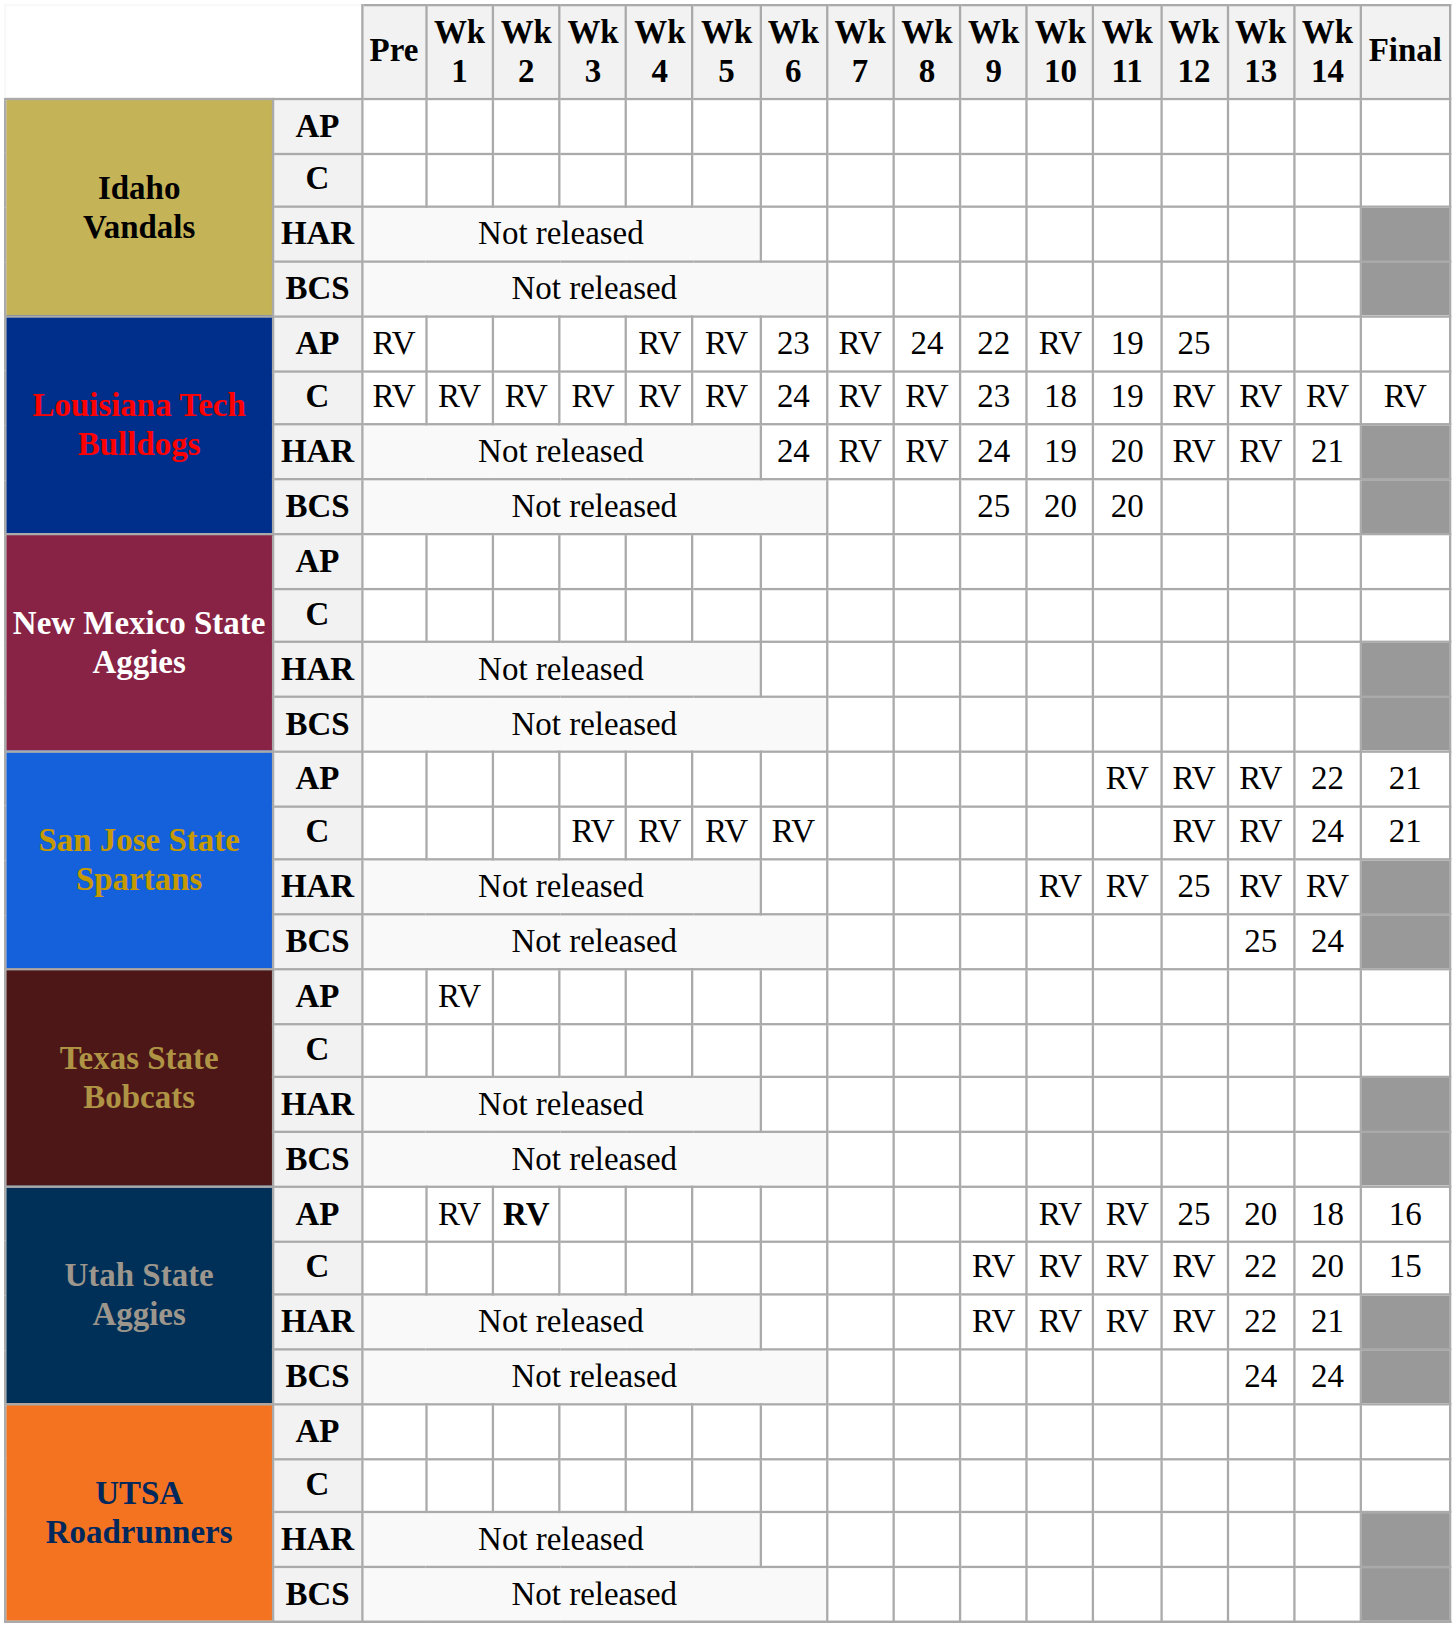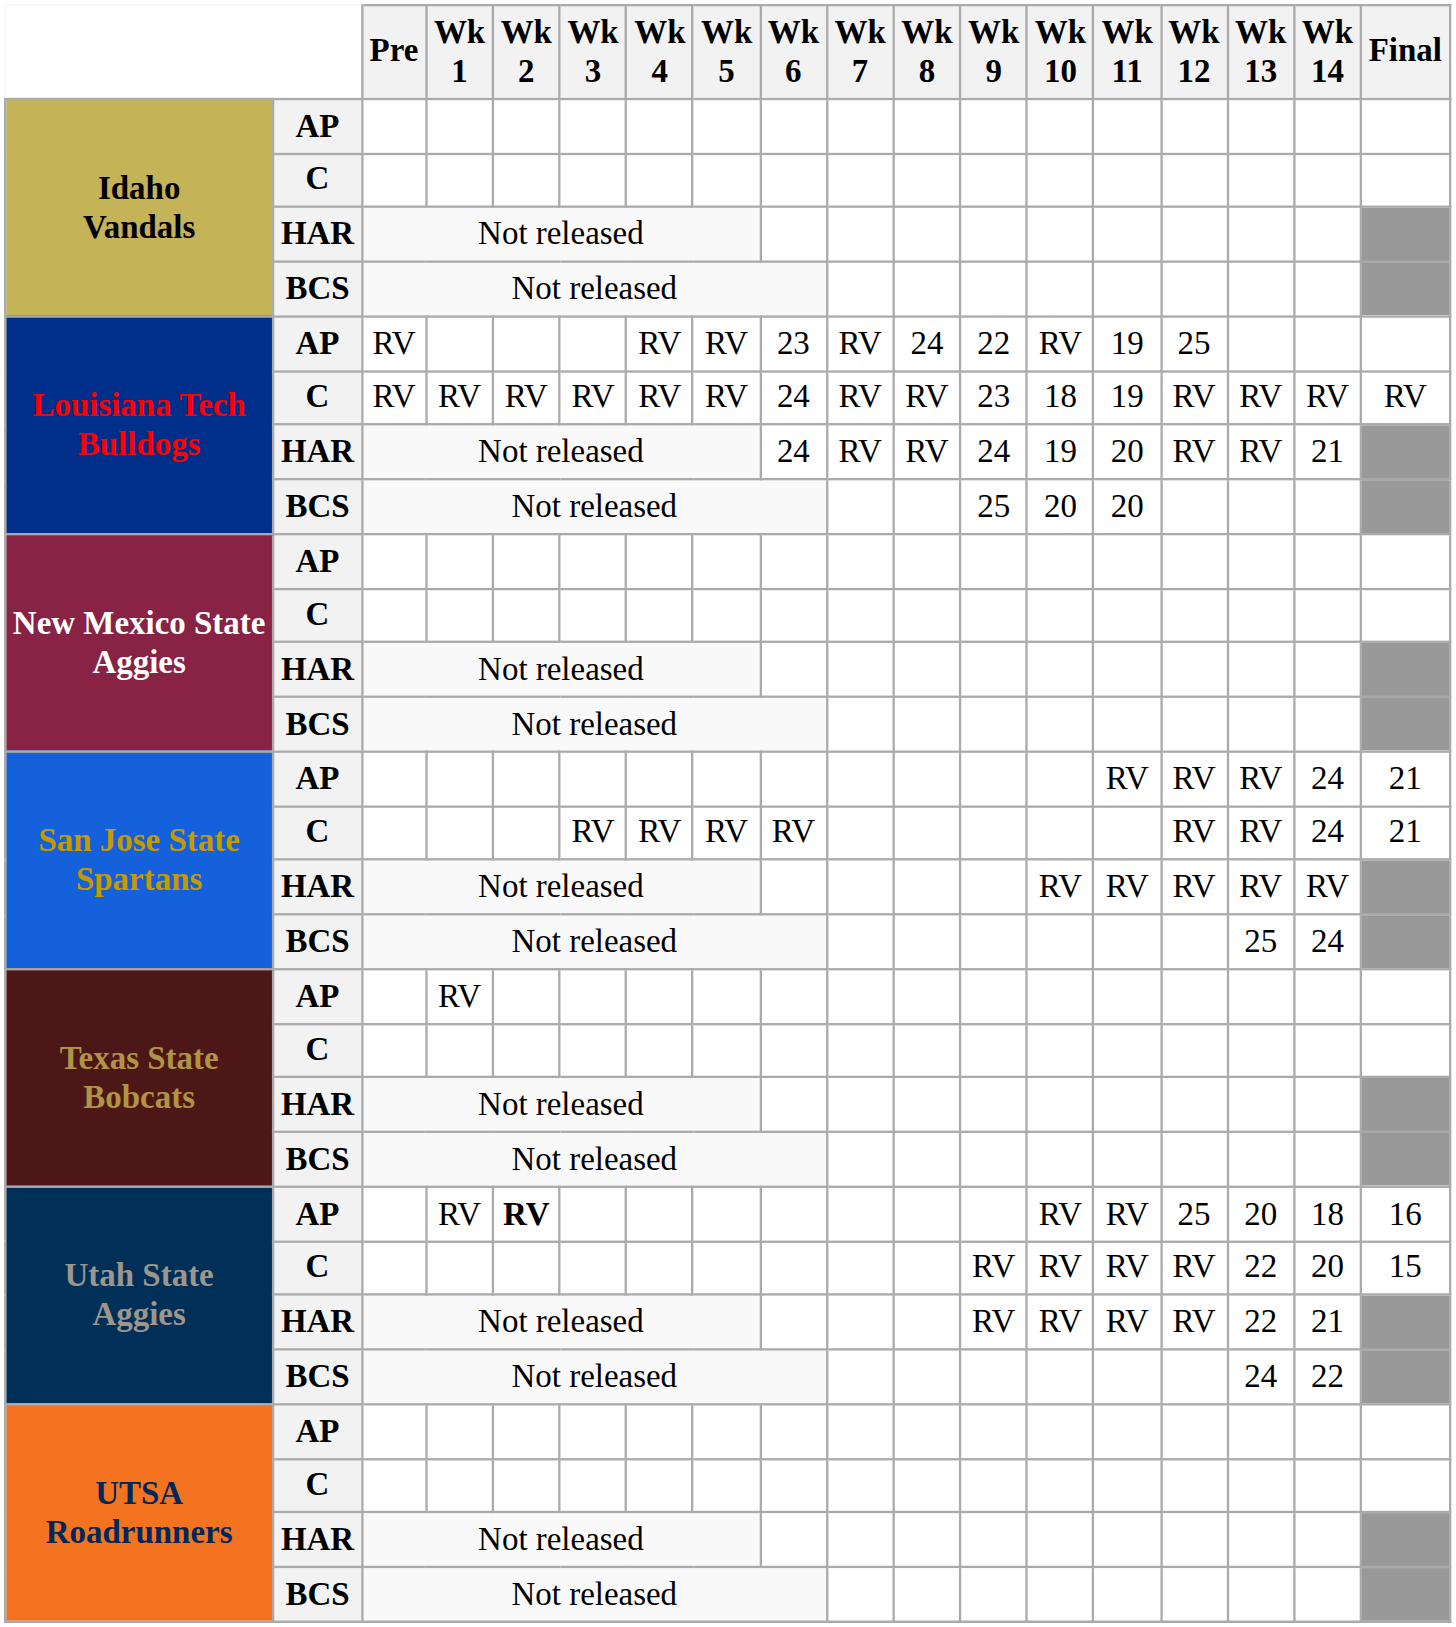(1327, 778) 22 -> (1327, 778) 24
(1194, 886) 25 -> (1194, 886) RV
(1327, 1376) 24 -> (1327, 1376) 22
